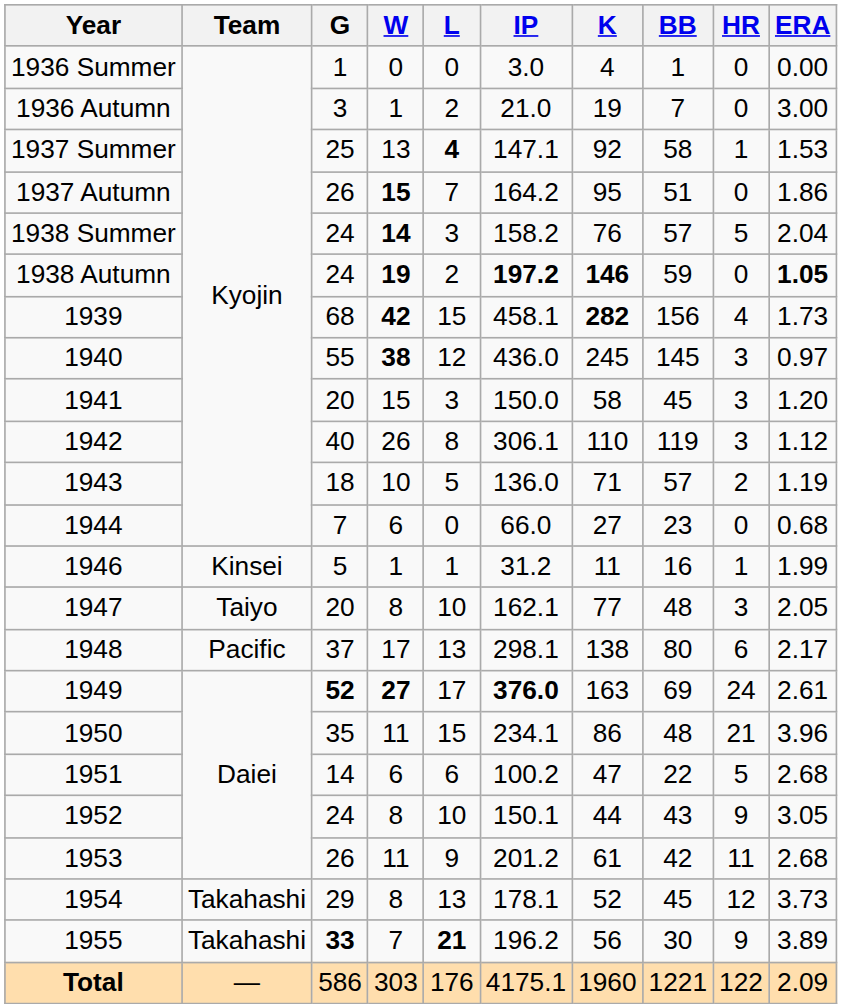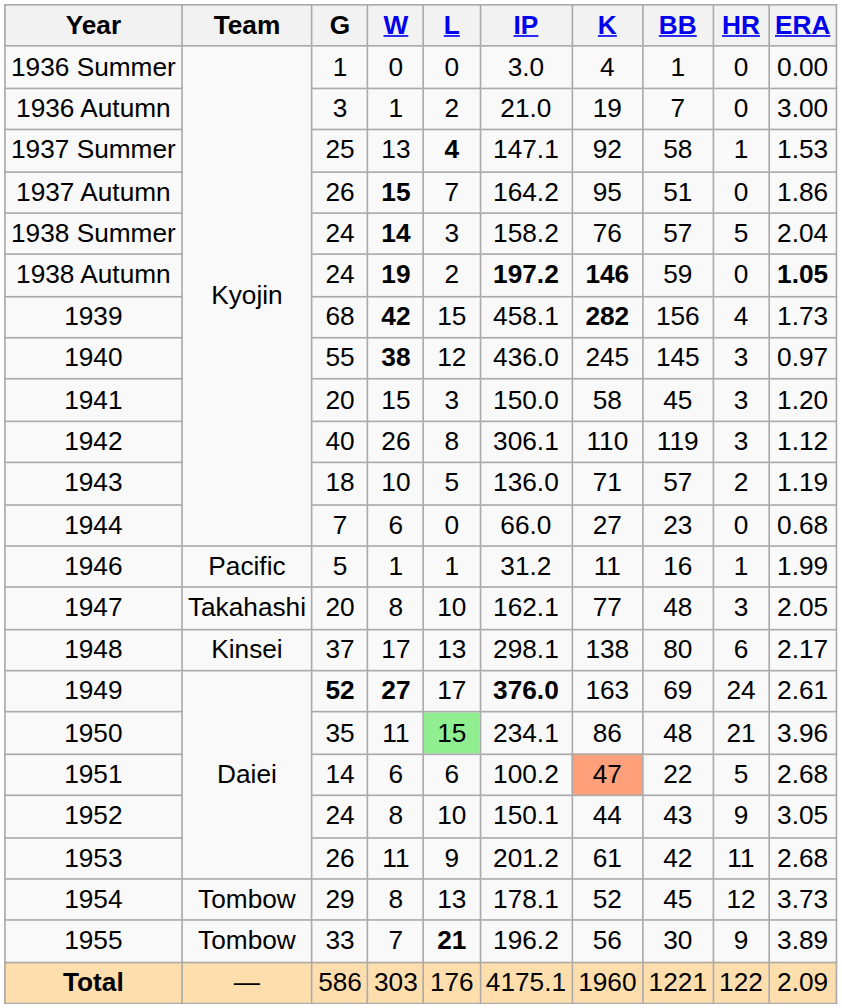(247, 566) Kinsei -> (247, 566) Pacific
(247, 607) Taiyo -> (247, 607) Takahashi
(247, 649) Pacific -> (247, 649) Kinsei
(452, 732) no background -> (452, 732) lightgreen background
(607, 774) no background -> (607, 774) lightsalmon background
(247, 899) Takahashi -> (247, 899) Tombow
(247, 940) Takahashi -> (247, 940) Tombow
(340, 940) bold -> (340, 940) normal
